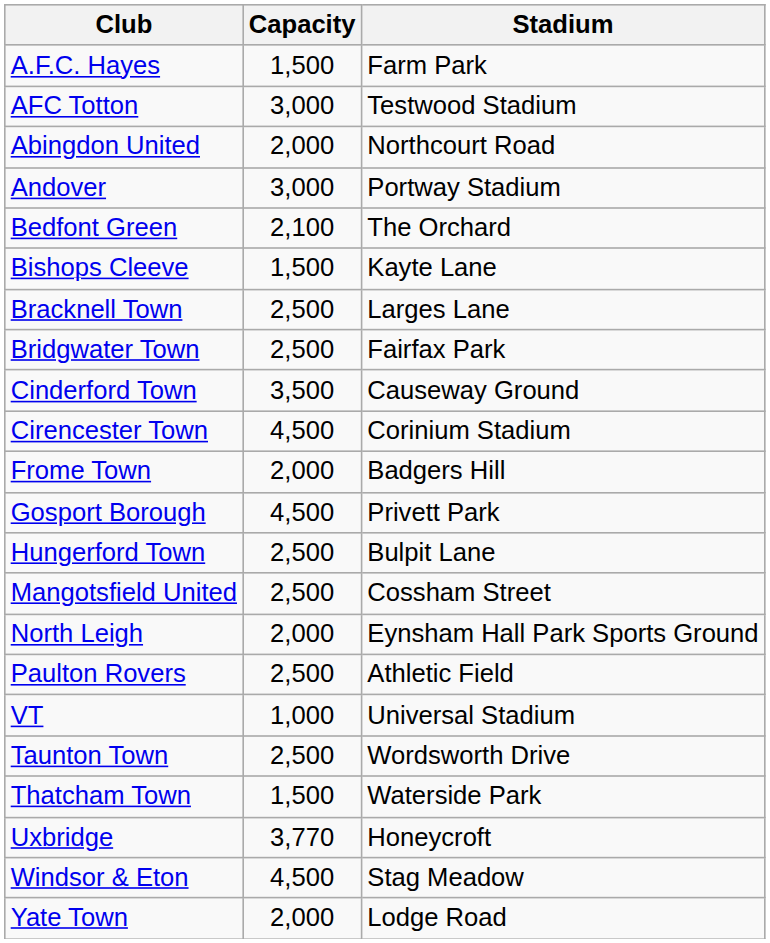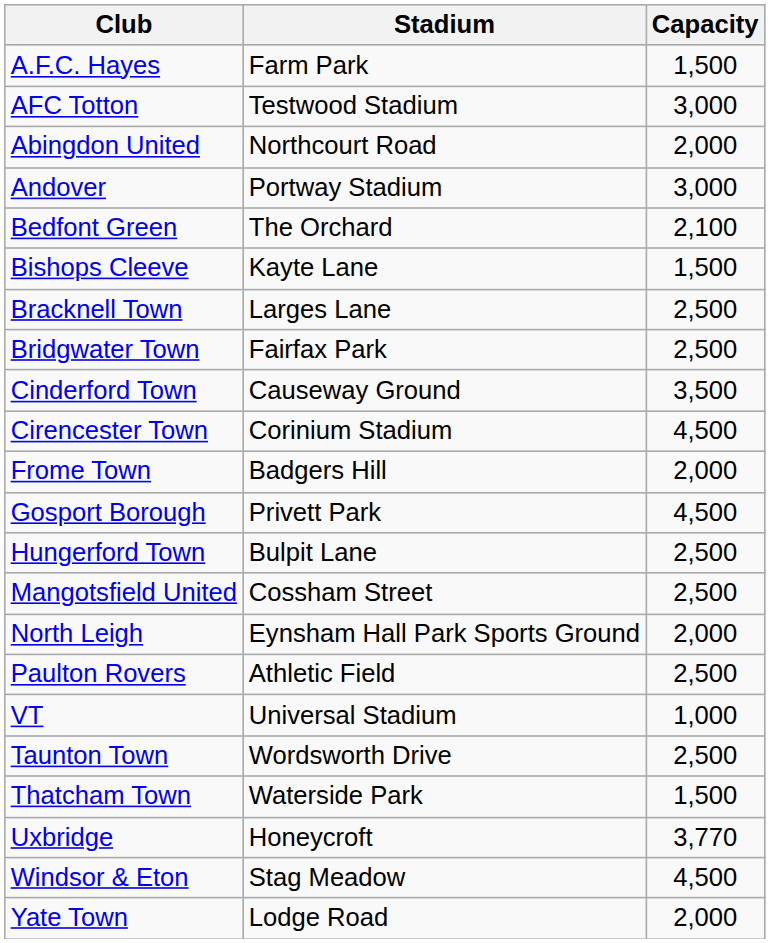columns swapped: (563, 24) <-> (302, 24)
